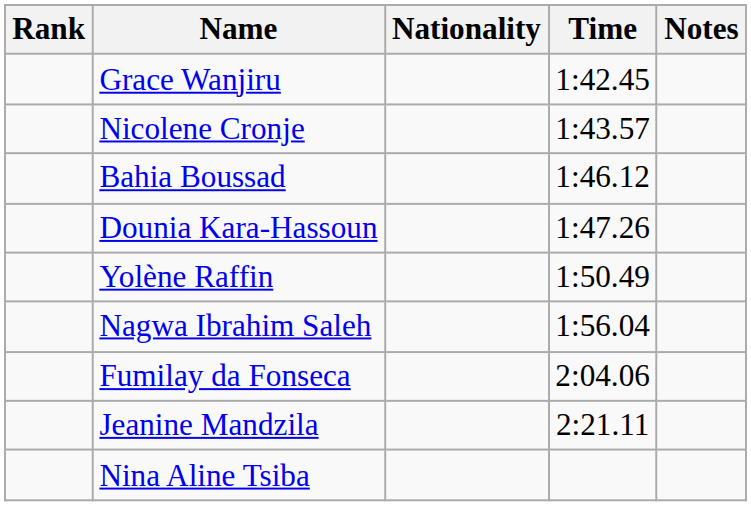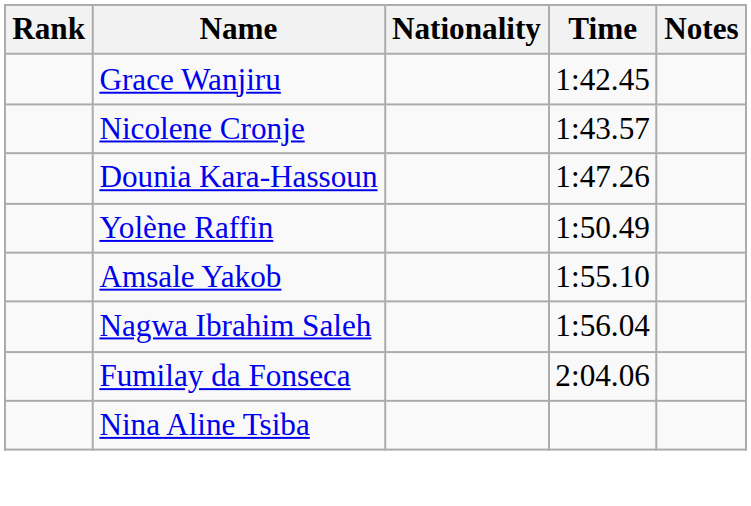- row: (193, 177)
+ row: (190, 276)
- row: (209, 425)
